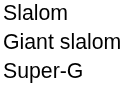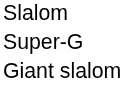rows swapped: (62, 42) <-> (43, 71)
